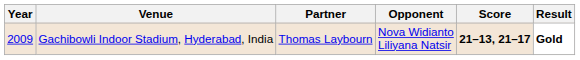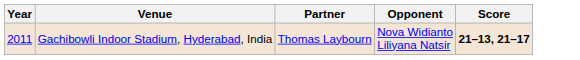- column: (554, 14)
(20, 39) 2009 -> (20, 39) 2011
